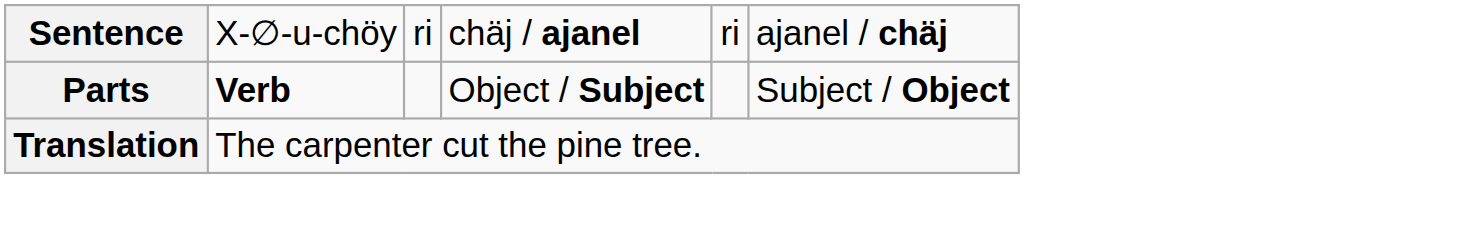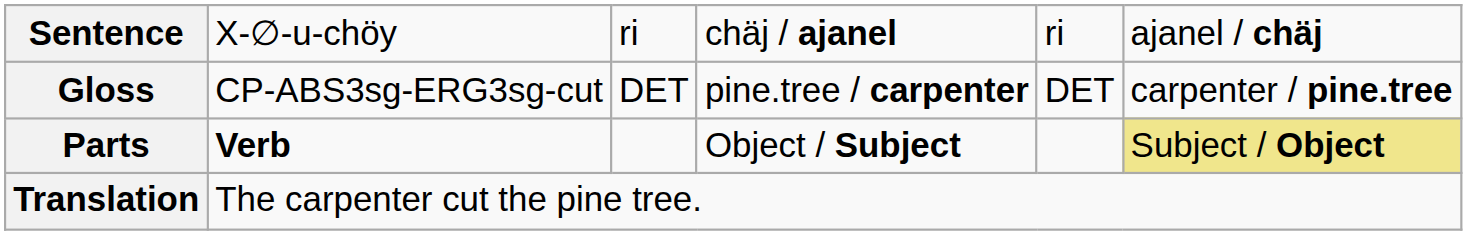+ row: (106, 89)
(883, 89) no background -> (1258, 144) khaki background
